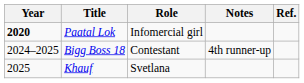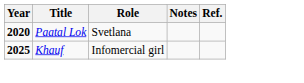(167, 31) Infomercial girl -> (111, 31) Svetlana
- row: (95, 50)
(19, 68) normal -> (19, 50) bold
(150, 68) Svetlana -> (128, 50) Infomercial girl
